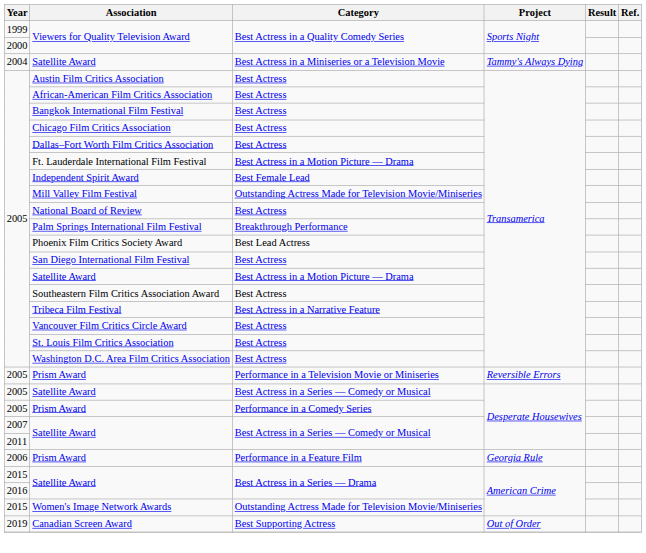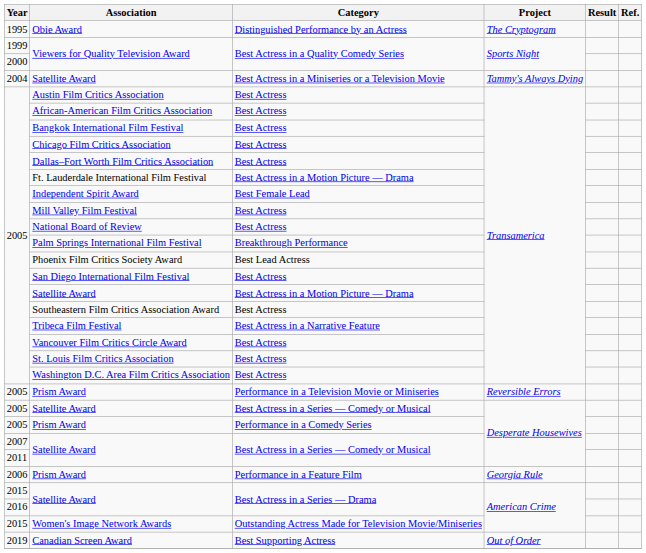+ row: (17, 29)
(358, 194) Outstanding Actress Made for Television Movie/Miniseries -> (261, 210) Best Actress
